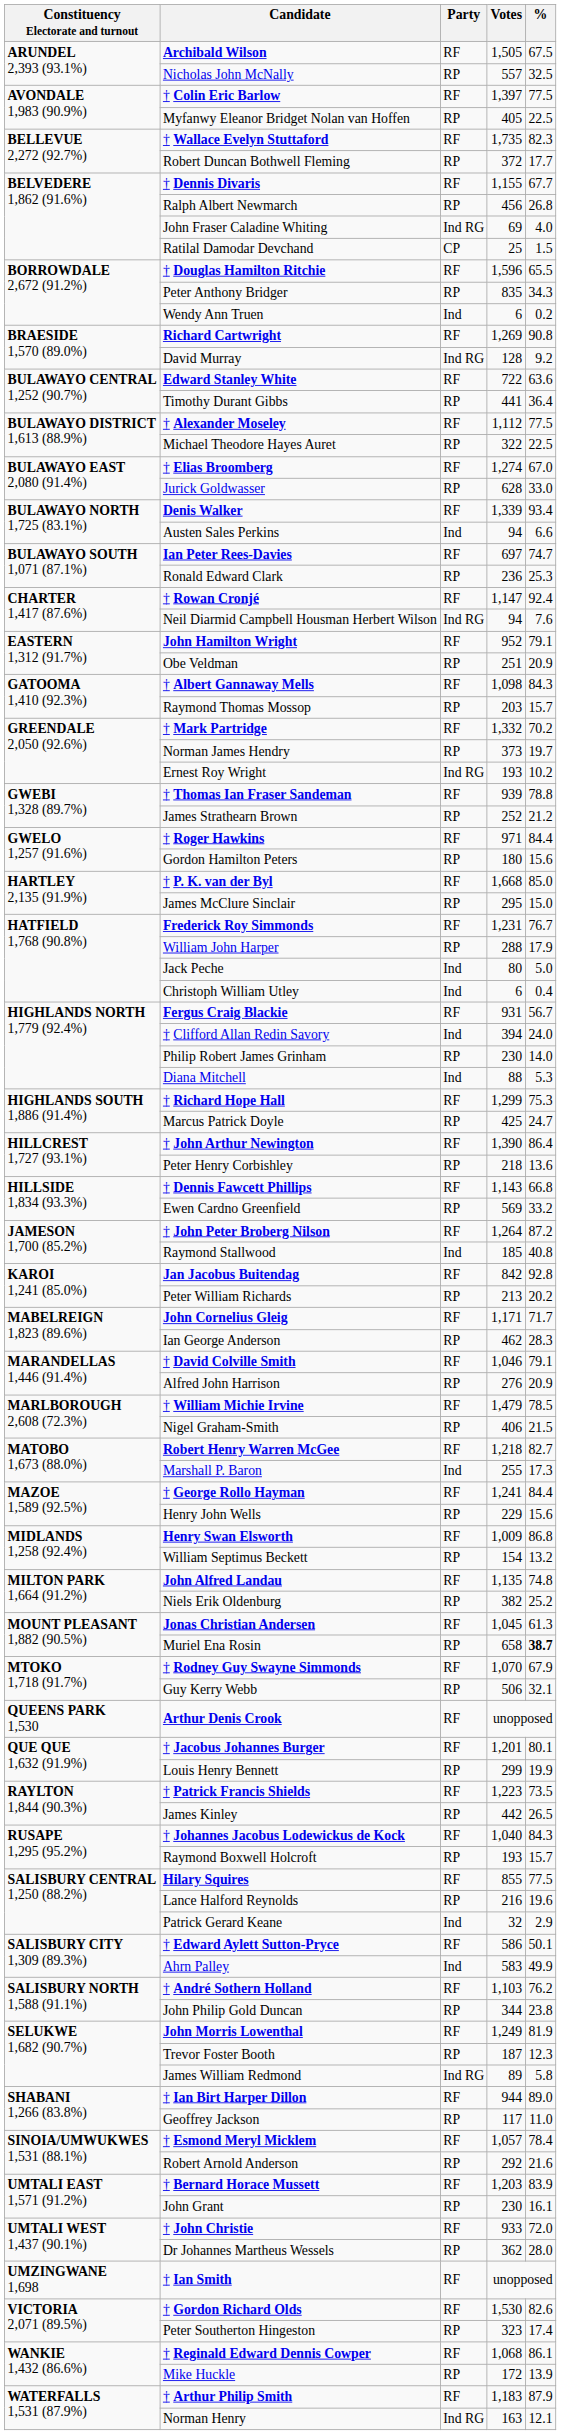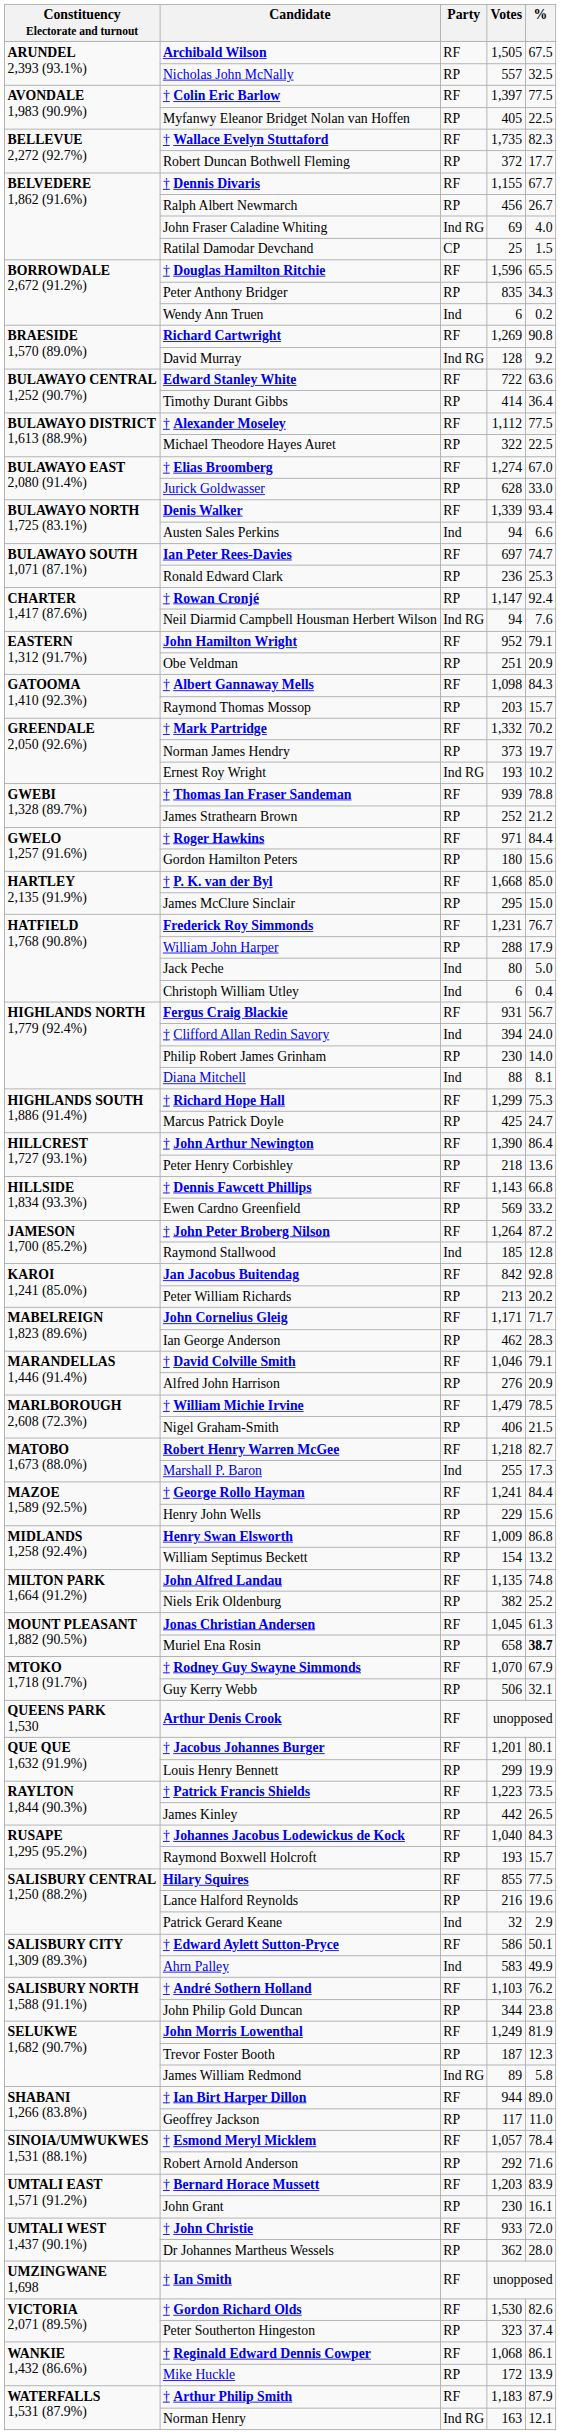(540, 205) 26.8 -> (540, 205) 26.7
(512, 401) 441 -> (512, 401) 414
(452, 598) RF -> (452, 598) RP
(544, 1078) 5.3 -> (544, 1078) 8.1
(540, 1252) 40.8 -> (540, 1252) 12.8
(540, 2163) 21.6 -> (540, 2163) 71.6
(540, 2331) 17.4 -> (540, 2331) 37.4
